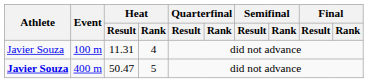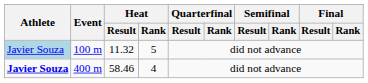(36, 50) no background -> (36, 50) lightblue background
(122, 50) 11.31 -> (122, 50) 11.32
(154, 50) 4 -> (154, 50) 5
(122, 68) 50.47 -> (122, 68) 58.46
(154, 68) 5 -> (154, 68) 4
